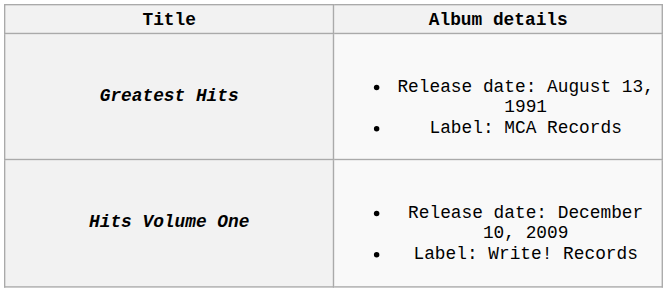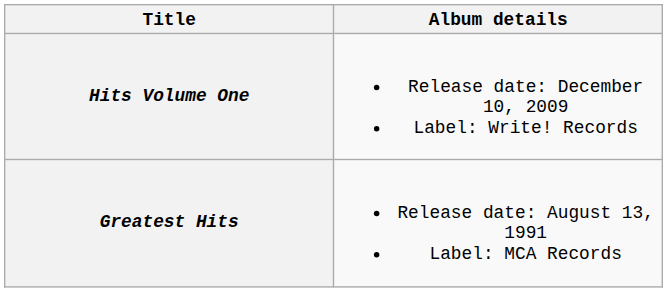rows swapped: (169, 97) <-> (169, 223)
